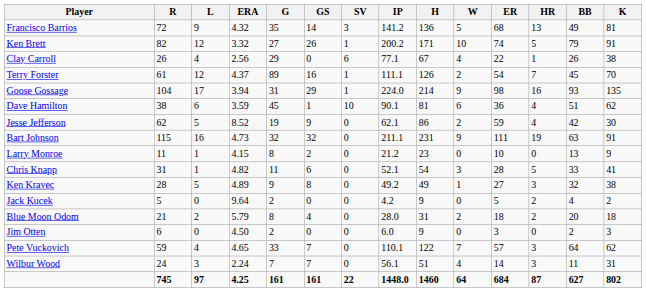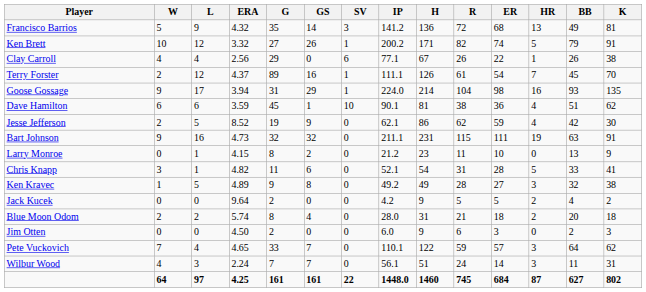columns swapped: (473, 12) <-> (173, 12)
(240, 216) 5.79 -> (240, 216) 5.74
